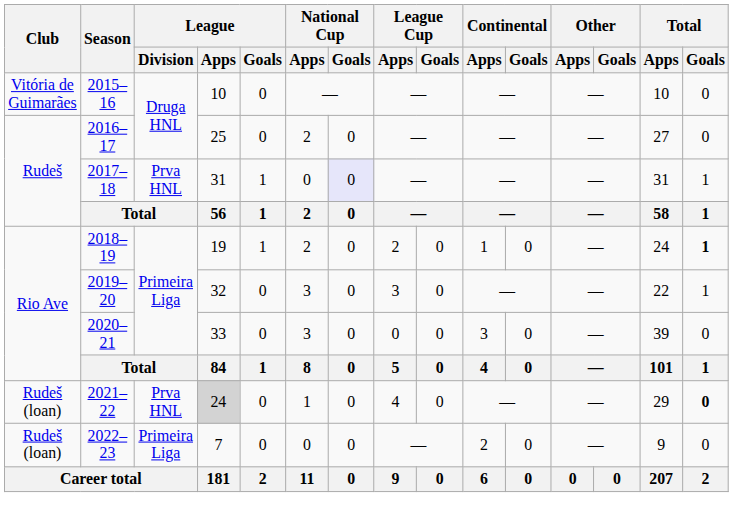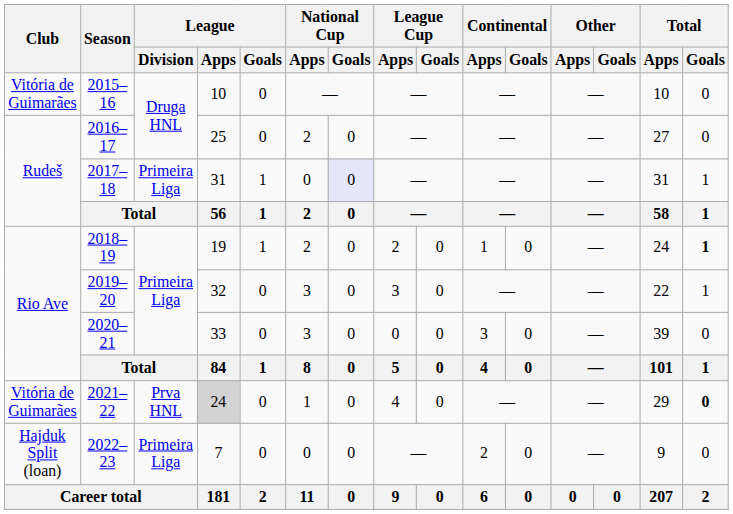(166, 179) Prva HNL -> (166, 179) Primeira Liga
(42, 401) Rudeš (loan) -> (42, 401) Vitória de Guimarães
(42, 444) Rudeš (loan) -> (42, 453) Hajduk Split (loan)
